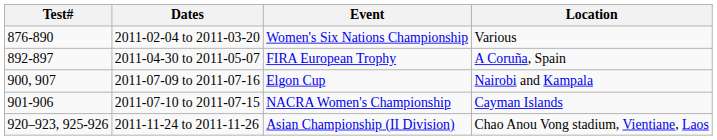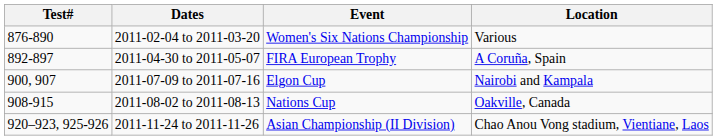- row: (187, 102)
+ row: (187, 102)
